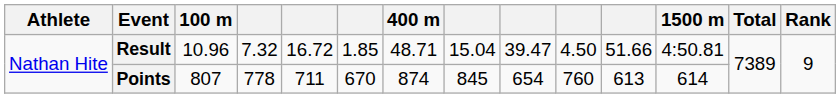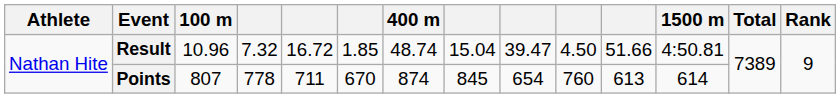(414, 49) 48.71 -> (414, 49) 48.74
